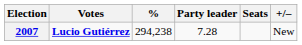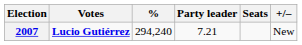(153, 31) 294,238 -> (153, 31) 294,240
(207, 31) 7.28 -> (207, 31) 7.21
